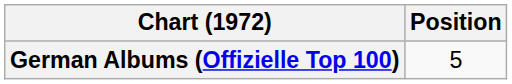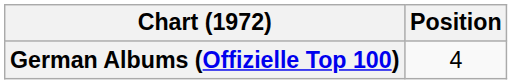(456, 59) 5 -> (456, 59) 4
